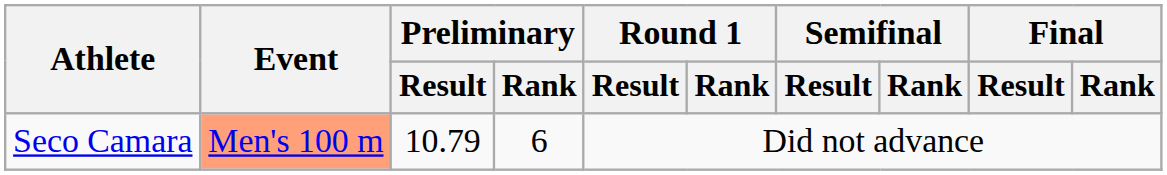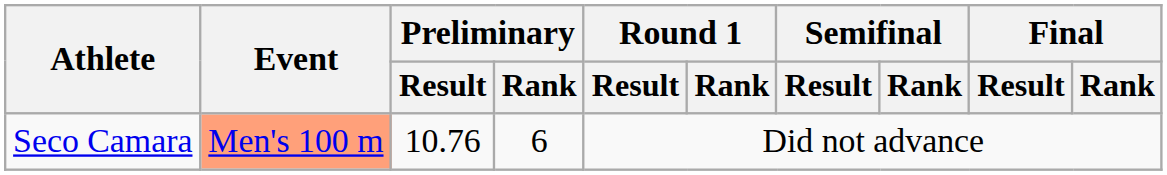(443, 141) 10.79 -> (443, 141) 10.76
